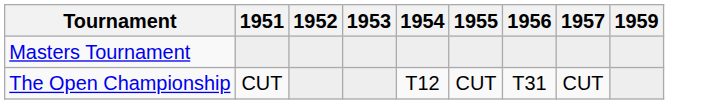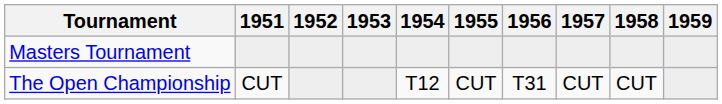+ column: (637, 21)
